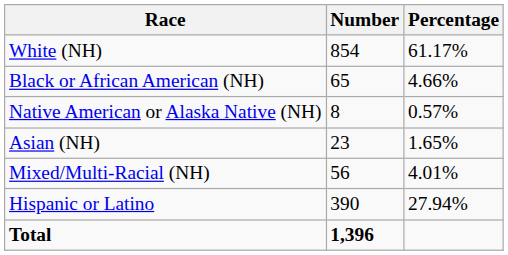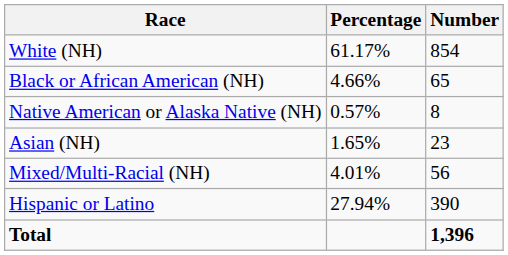columns swapped: (365, 19) <-> (454, 19)
